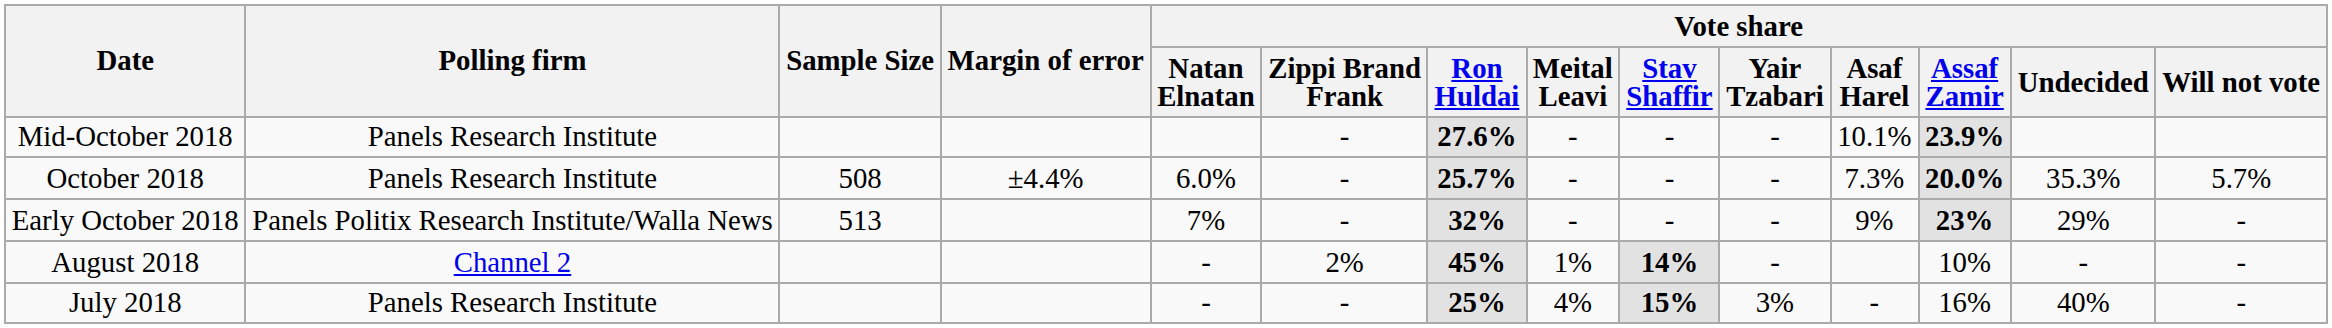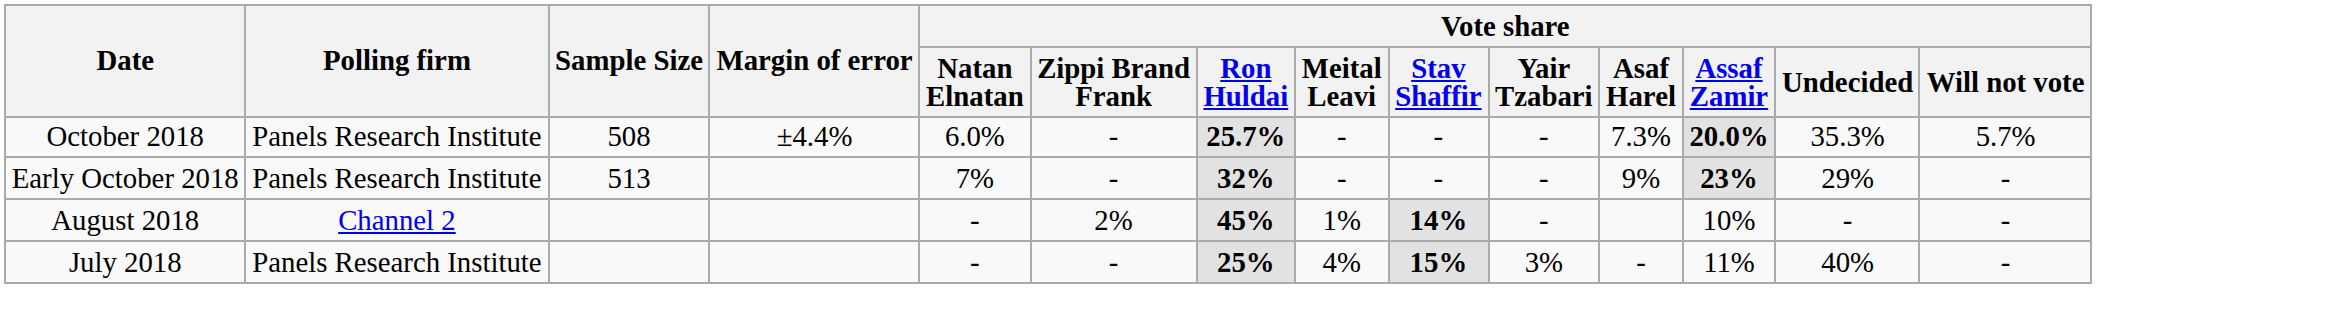- row: (125, 137)
(512, 220) Panels Politix Research Institute/Walla News -> (397, 179) Panels Research Institute
(1965, 303) 16% -> (1729, 262) 11%
